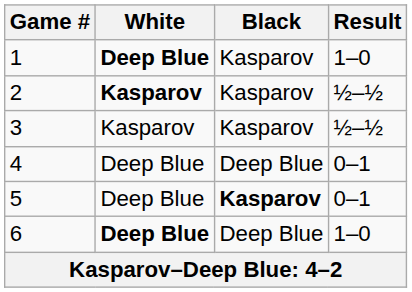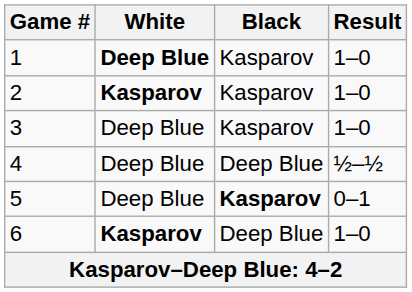(358, 92) ½–½ -> (352, 92) 1–0
(147, 128) Kasparov -> (152, 128) Deep Blue
(358, 128) ½–½ -> (352, 128) 1–0
(352, 163) 0–1 -> (358, 163) ½–½
(155, 234) Deep Blue -> (151, 234) Kasparov
